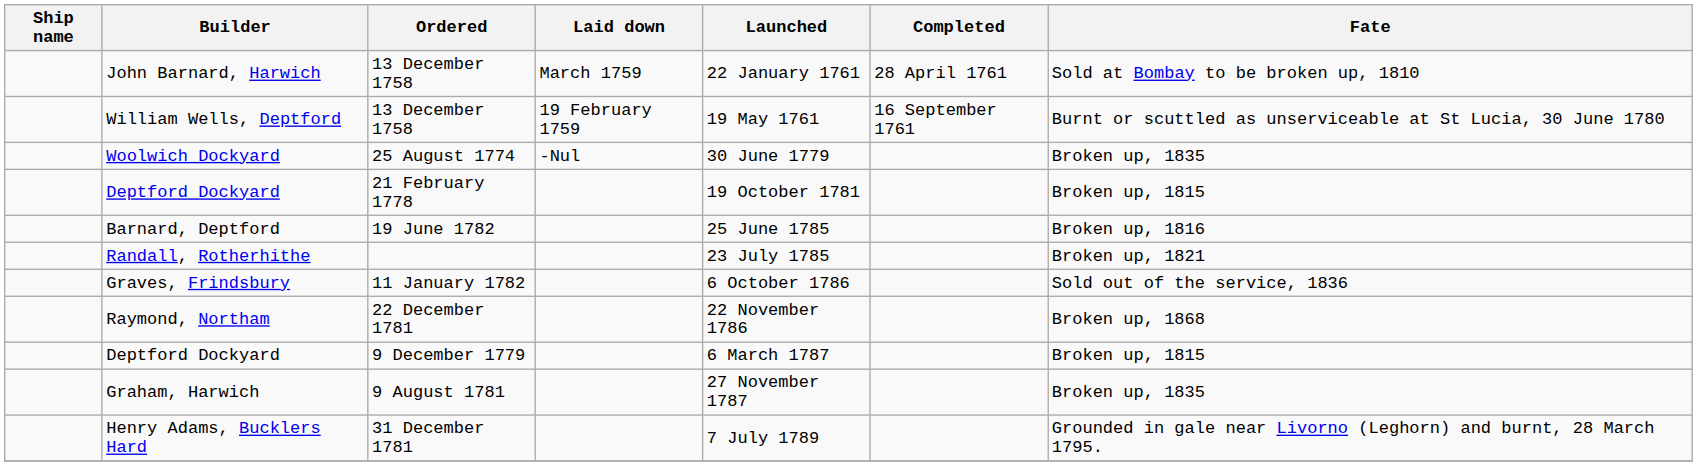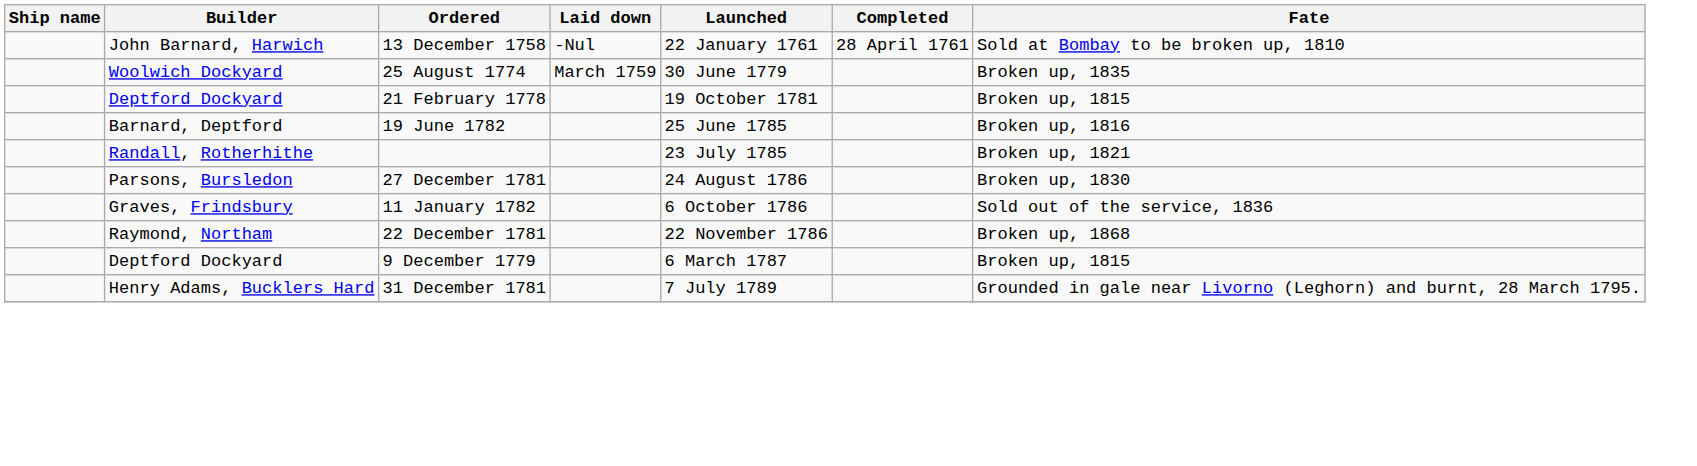(591, 73) March 1759 -> (575, 45) -Nul
- row: (224, 119)
(560, 156) -Nul -> (605, 72) March 1759
+ row: (201, 180)
- row: (183, 392)
